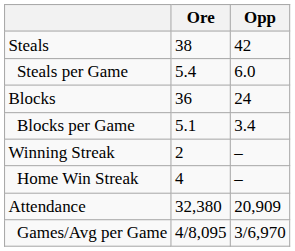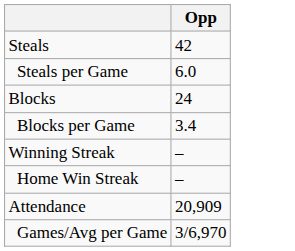- column: (201, 17)
